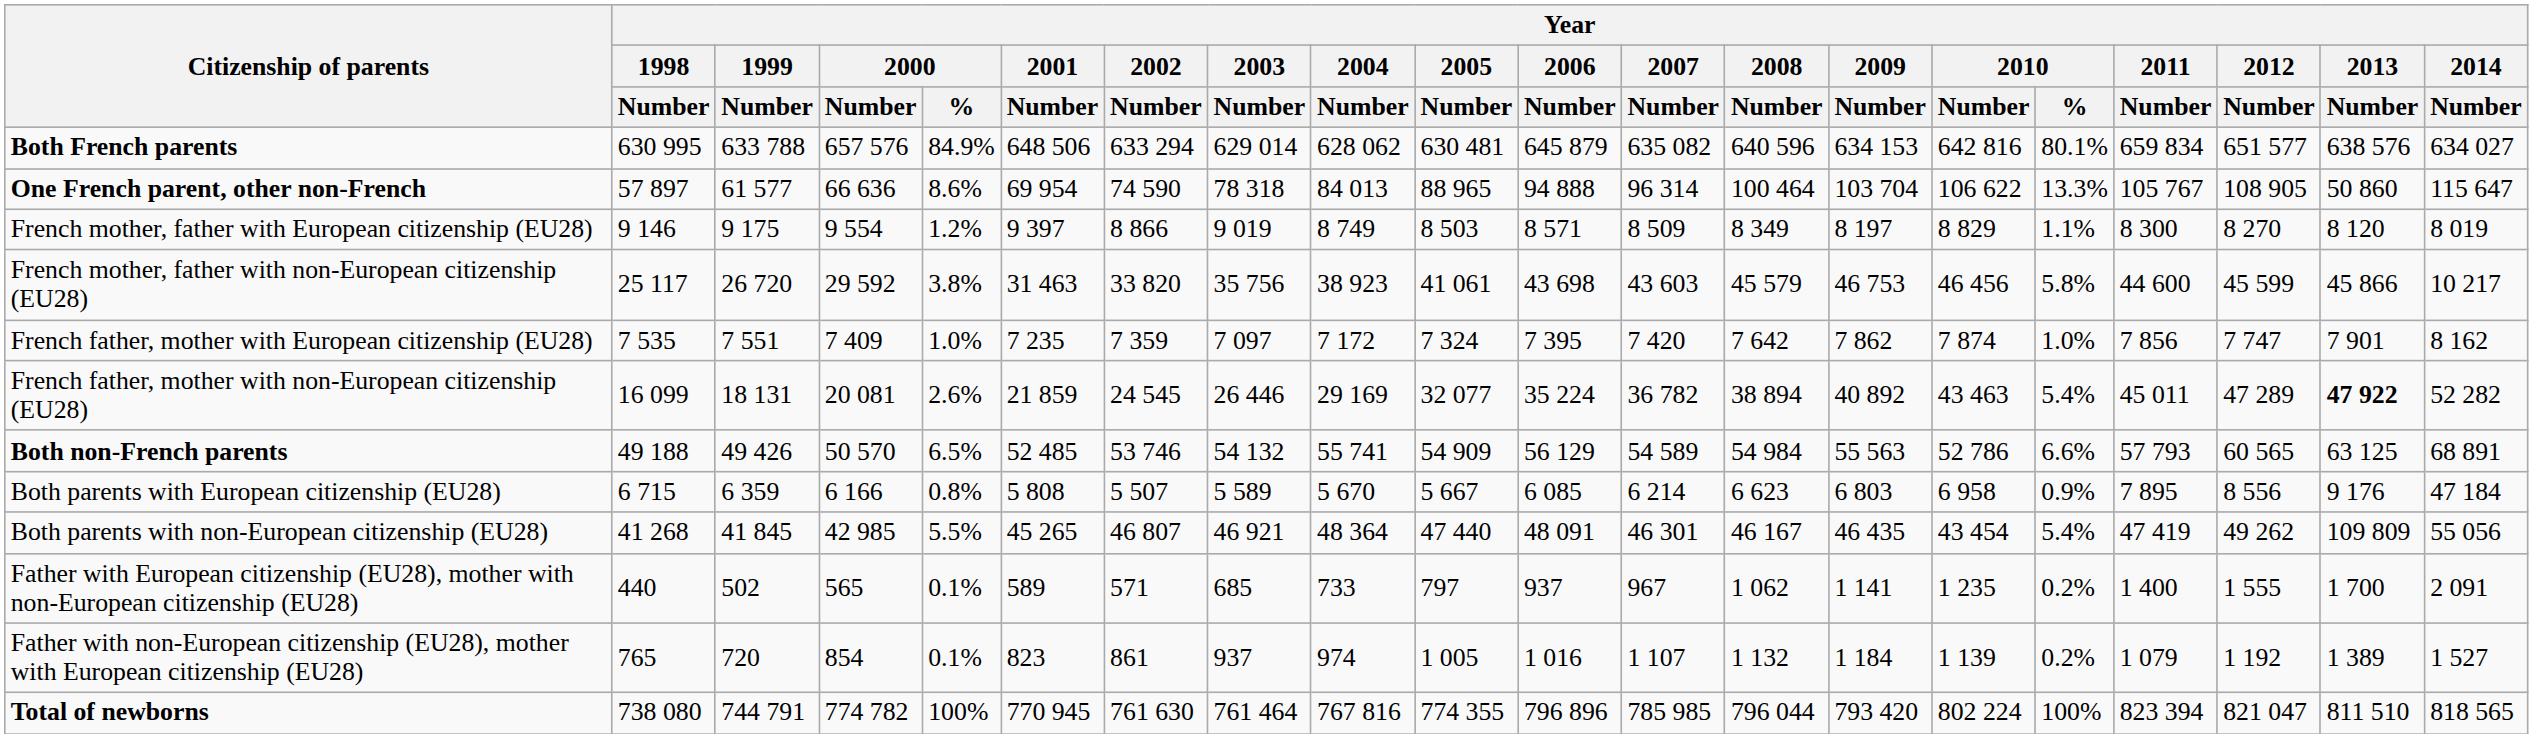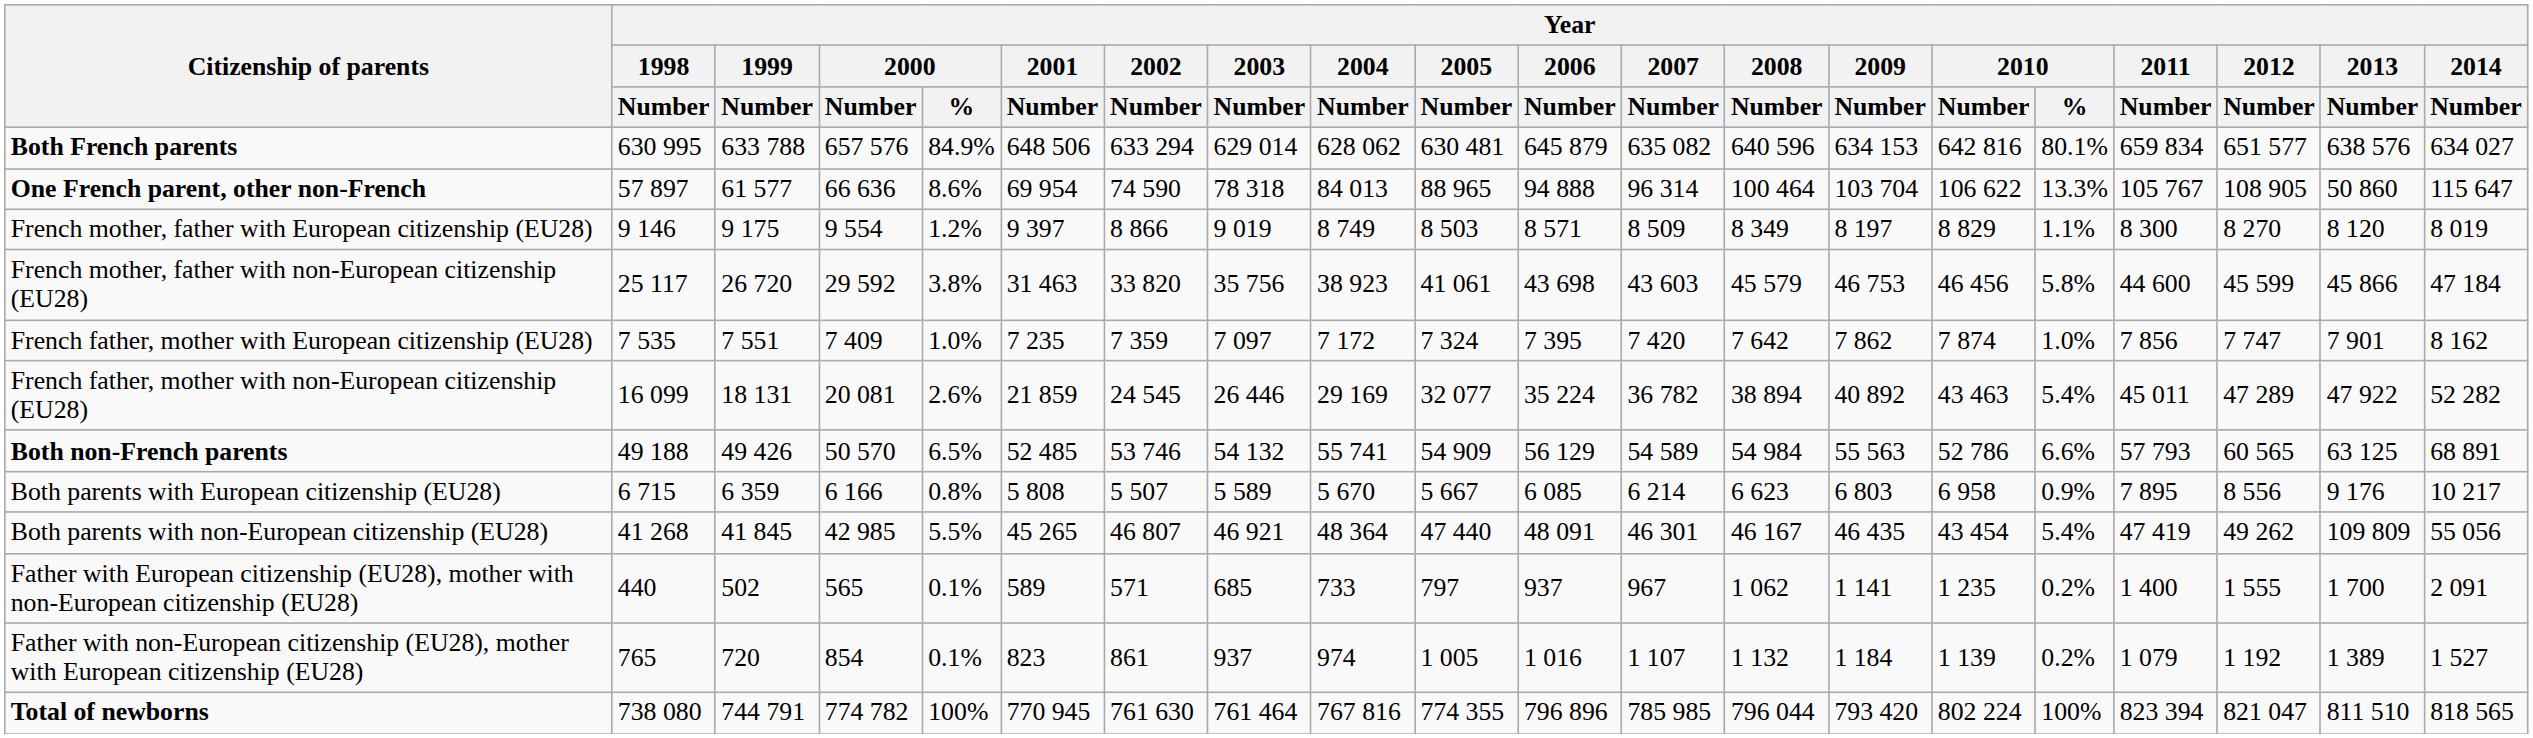(2466, 284) 10 217 -> (2466, 284) 47 184
(2362, 395) bold -> (2362, 395) normal
(2466, 491) 47 184 -> (2466, 491) 10 217
